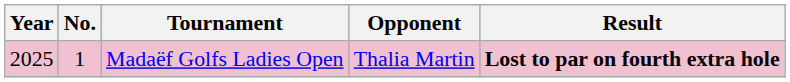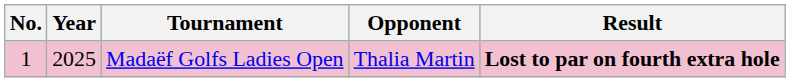columns swapped: (80, 22) <-> (32, 22)
